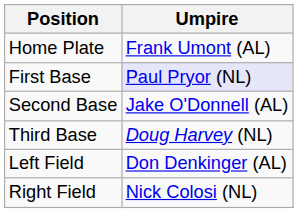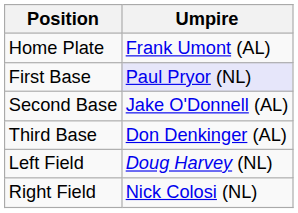(199, 134) Doug Harvey (NL) -> (206, 134) Don Denkinger (AL)
(206, 163) Don Denkinger (AL) -> (199, 163) Doug Harvey (NL)
